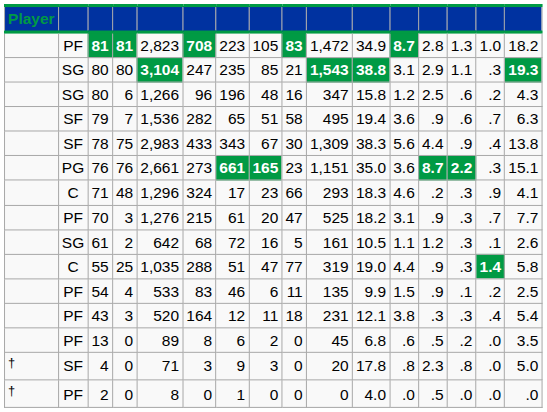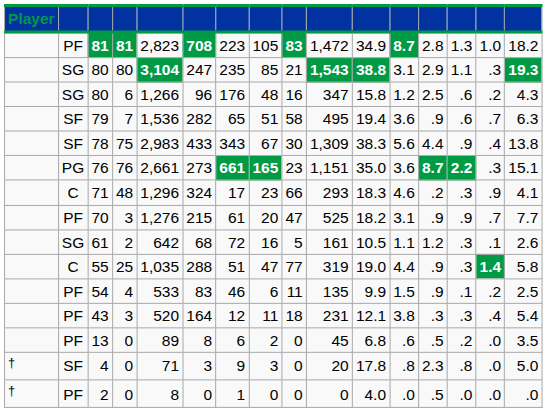(232, 95) 196 -> (232, 95) 176
(466, 217) .3 -> (466, 217) .9
